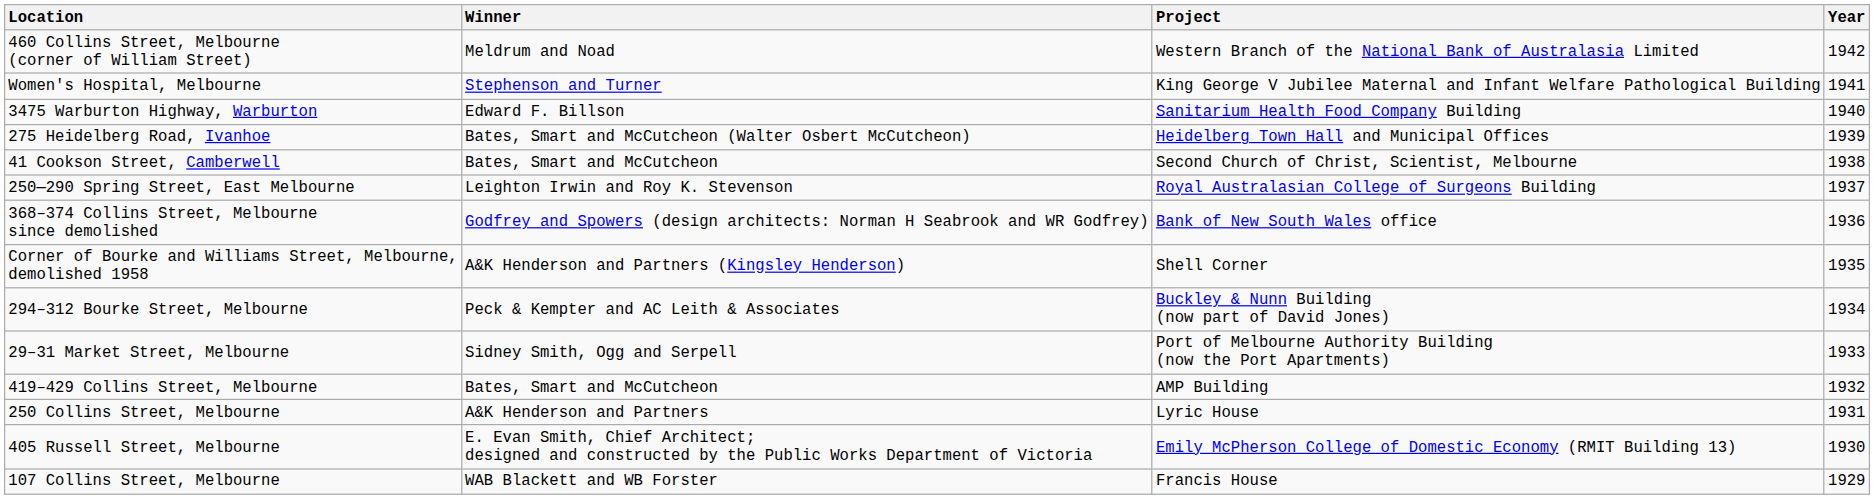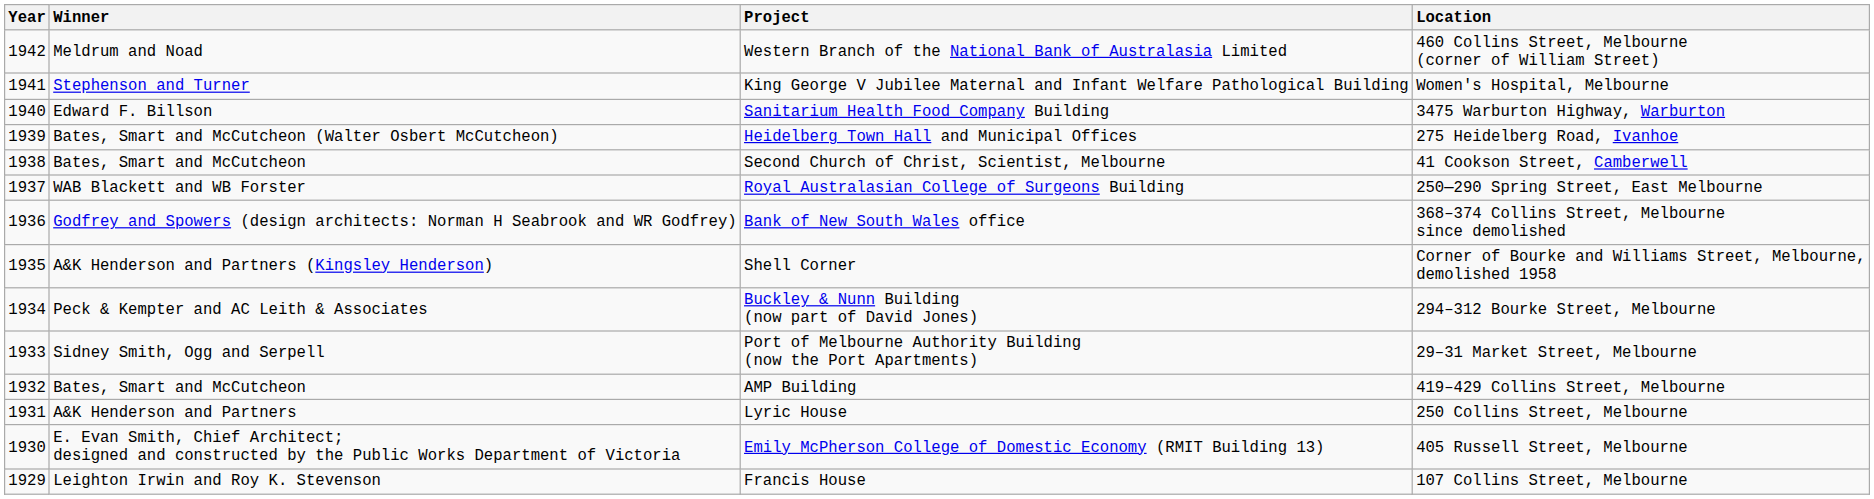columns swapped: (1847, 17) <-> (46, 17)
(629, 188) Leighton Irwin and Roy K. Stevenson -> (180, 188) WAB Blackett and WB Forster
(591, 481) WAB Blackett and WB Forster -> (217, 481) Leighton Irwin and Roy K. Stevenson
